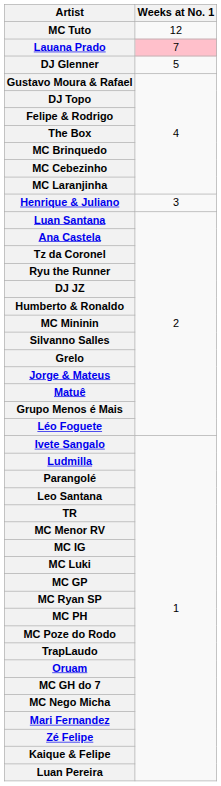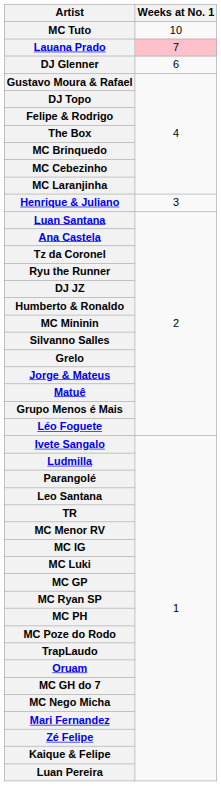(176, 30) 12 -> (176, 30) 10
(176, 64) 5 -> (176, 64) 6
